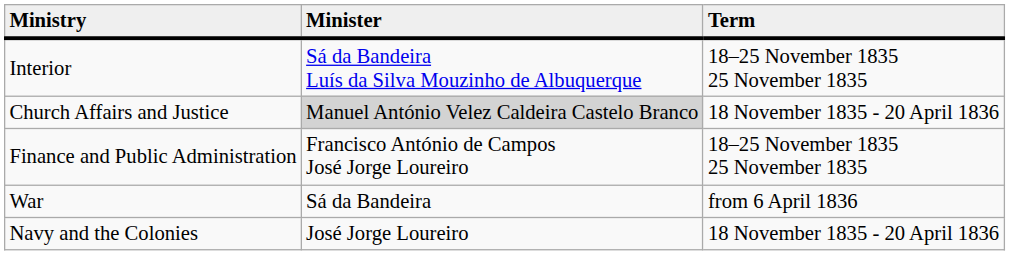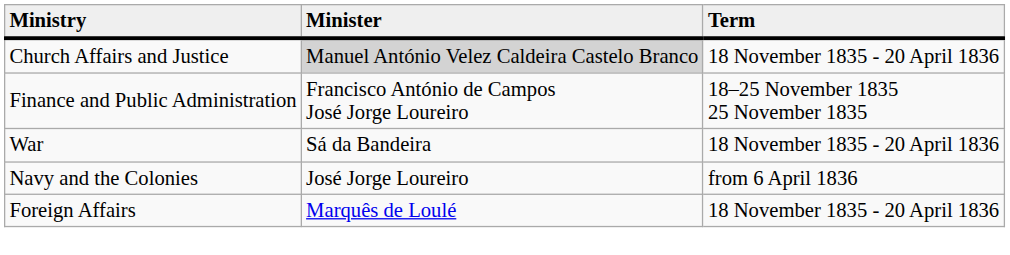- row: (40, 67)
(783, 200) from 6 April 1836 -> (854, 144) 18 November 1835 - 20 April 1836
(854, 233) 18 November 1835 - 20 April 1836 -> (783, 177) from 6 April 1836
+ row: (73, 210)
